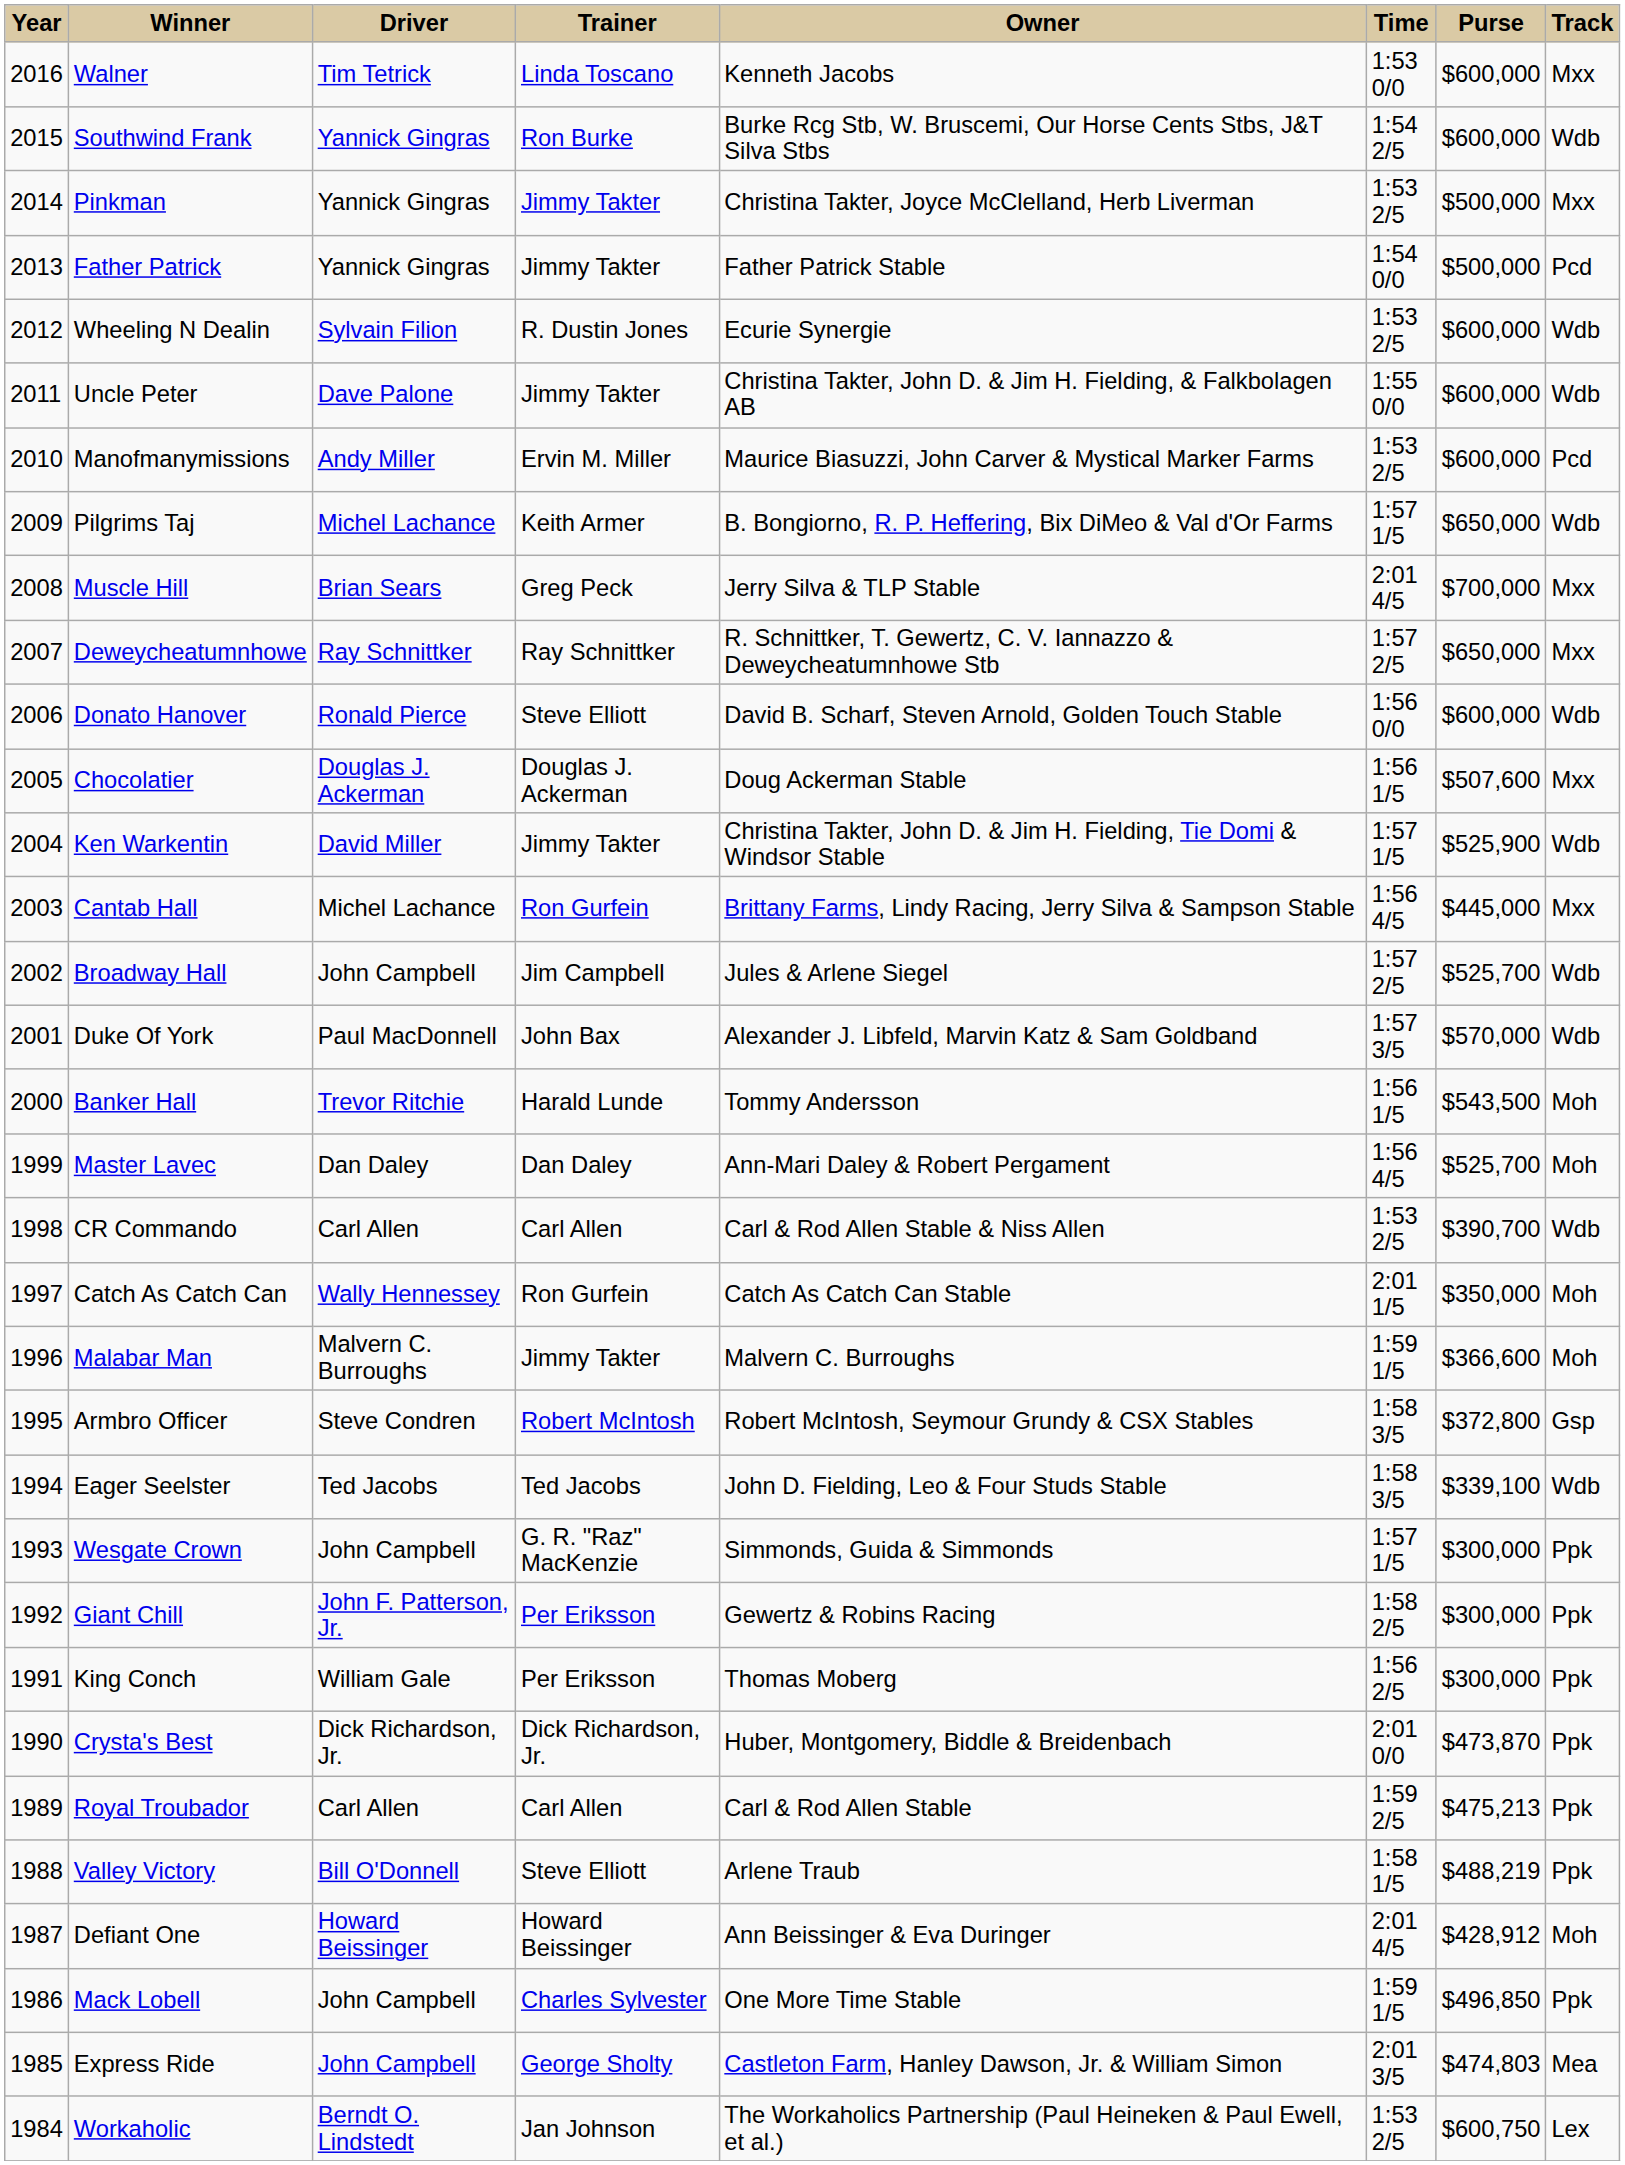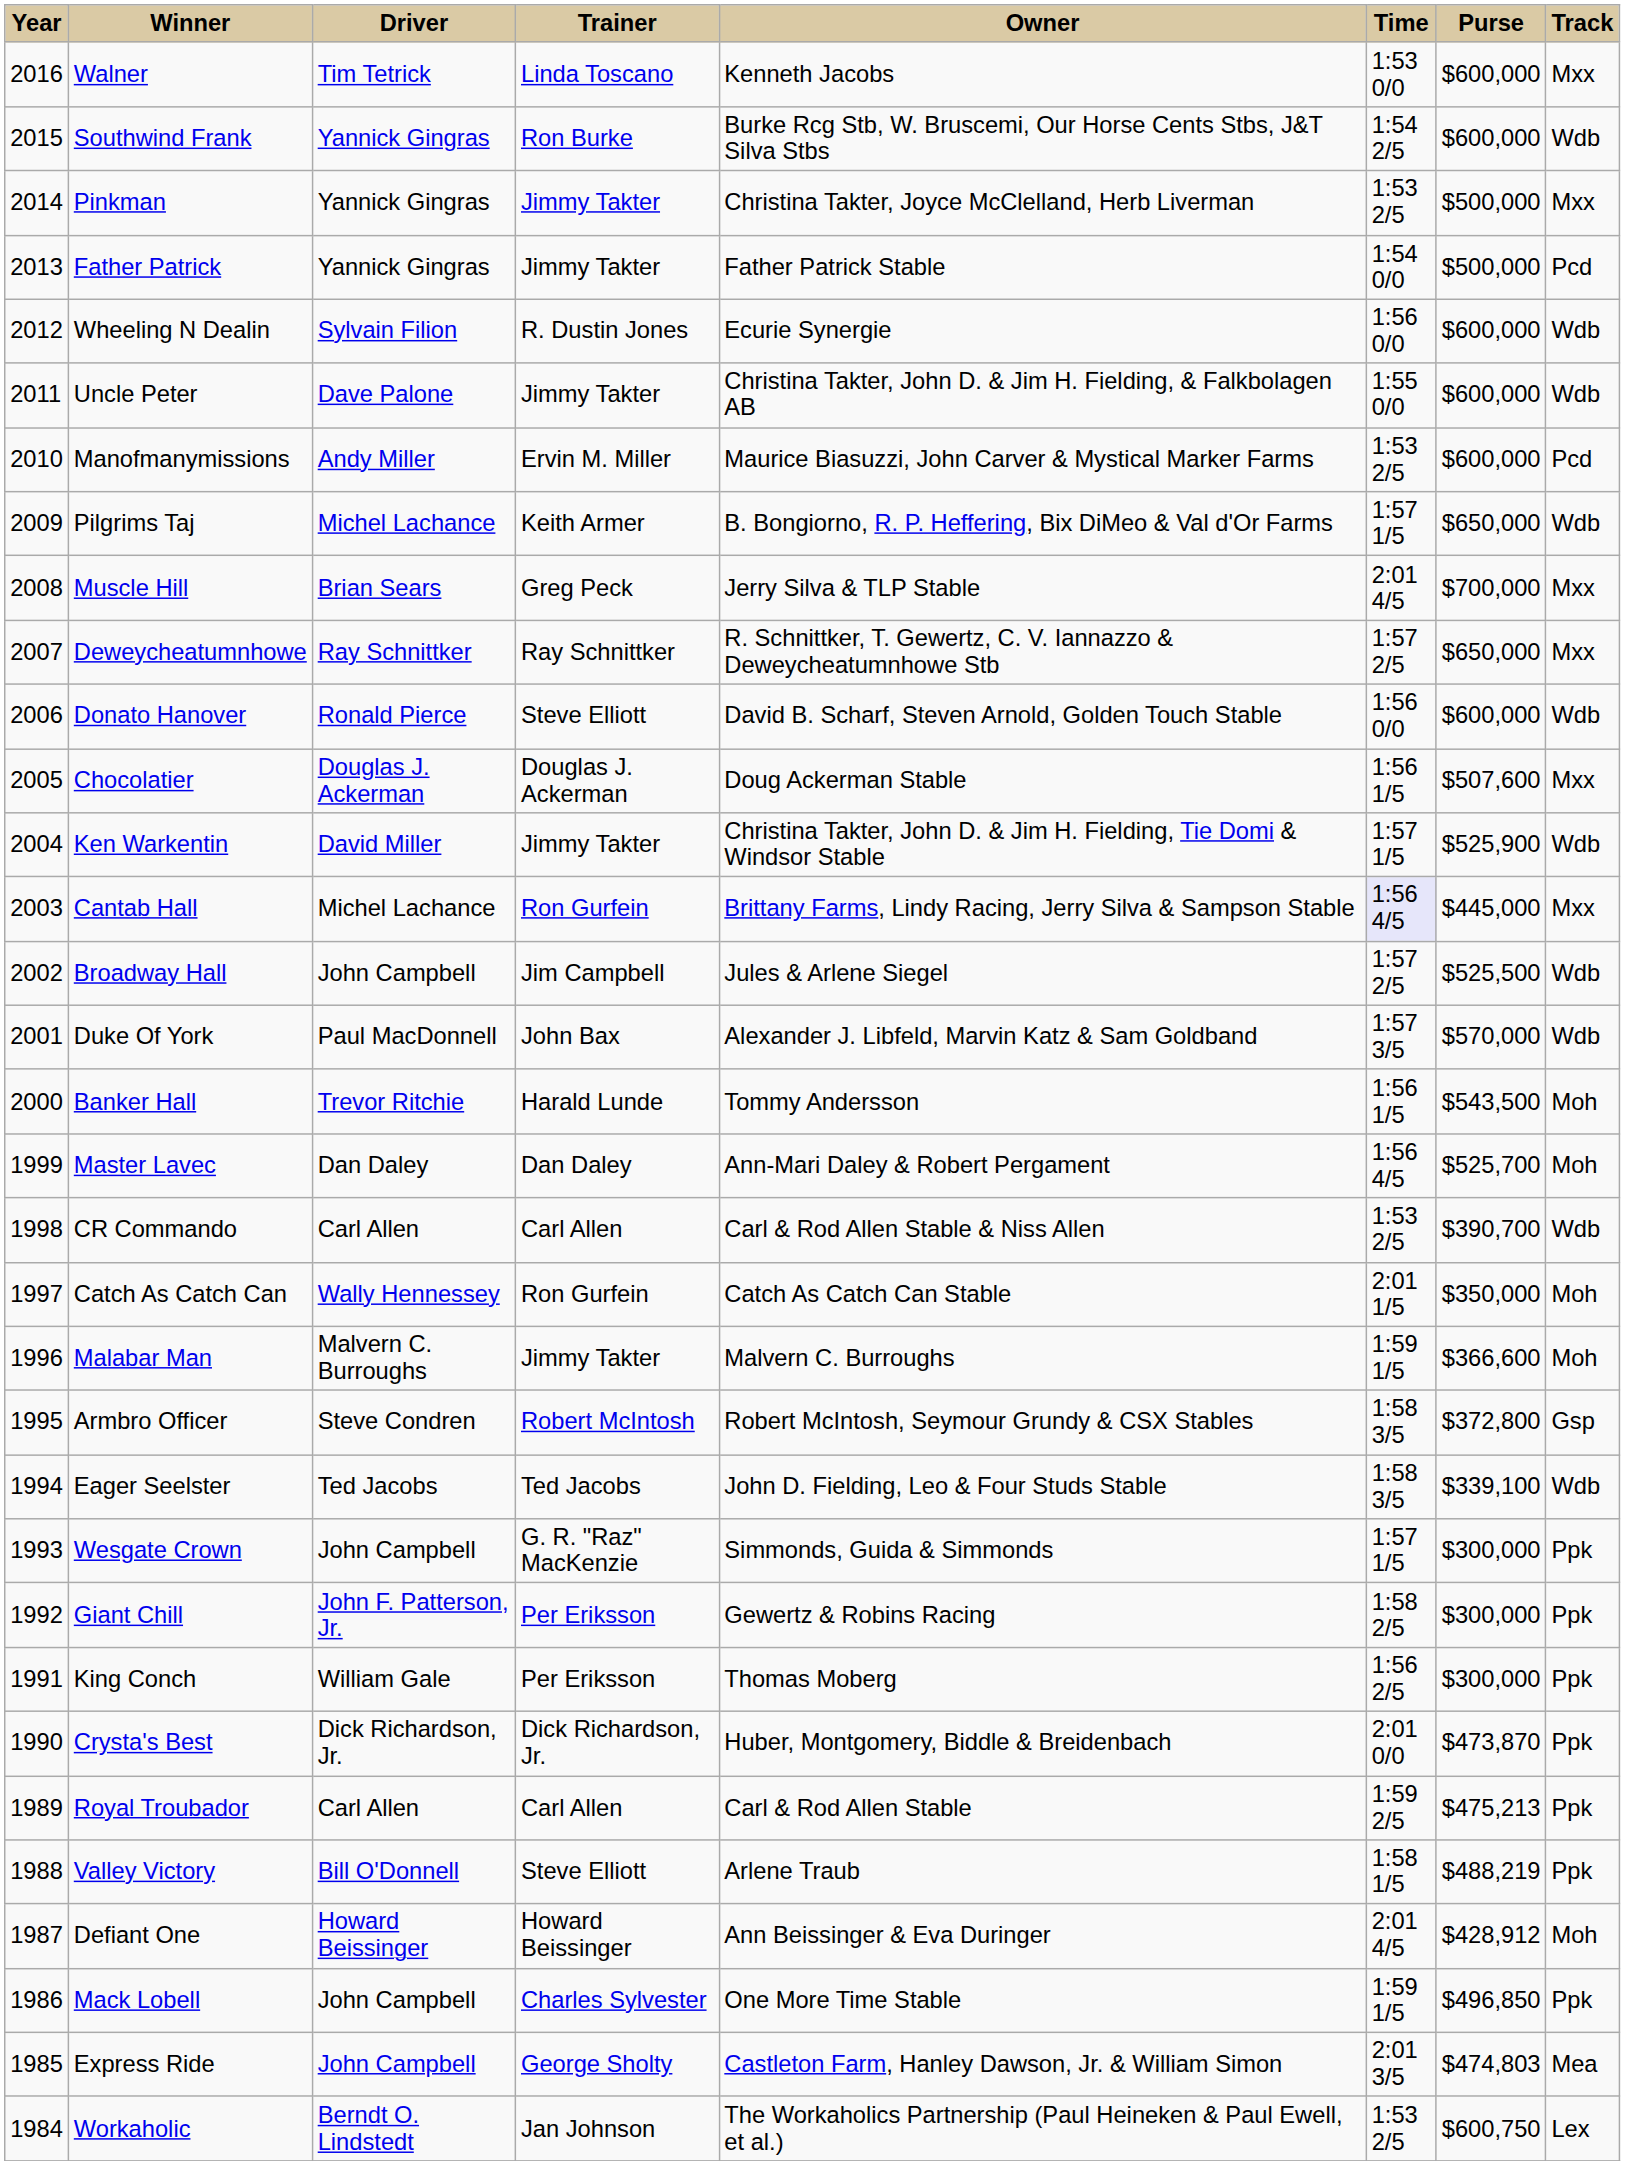(1395, 330) 1:53 2/5 -> (1395, 330) 1:56 0/0
(1395, 908) no background -> (1395, 908) lavender background
(1491, 972) $525,700 -> (1491, 972) $525,500
